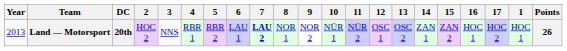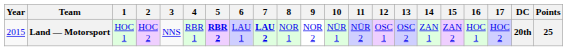columns swapped: (521, 11) <-> (123, 11)
(16, 32) 2013 -> (16, 32) 2015
(215, 32) normal -> (218, 32) bold
(547, 32) 26 -> (548, 32) 25
